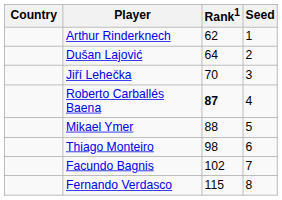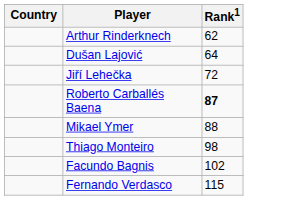- column: (260, 15)
(211, 75) 70 -> (211, 75) 72
